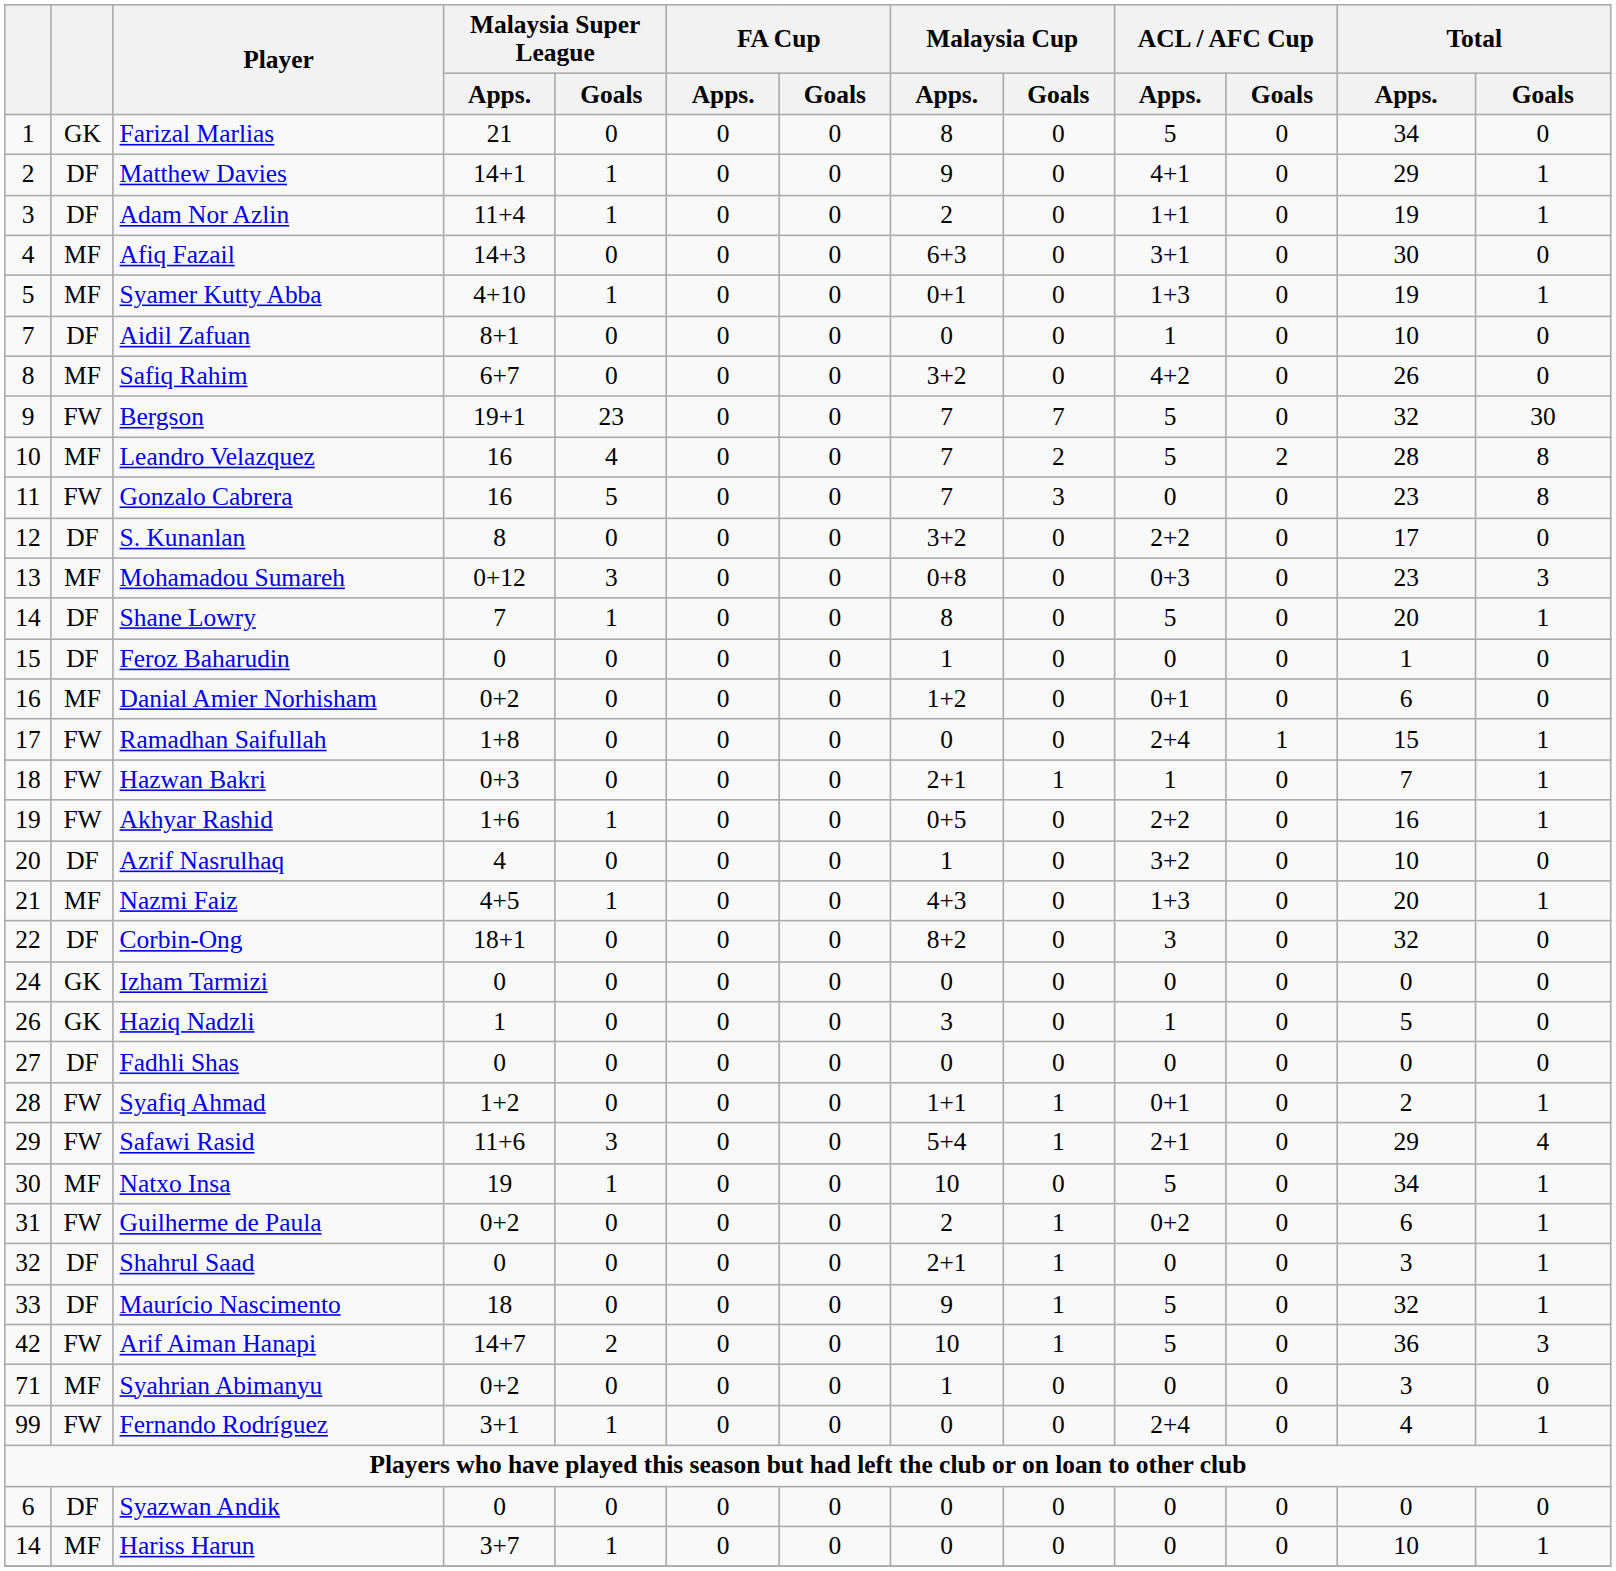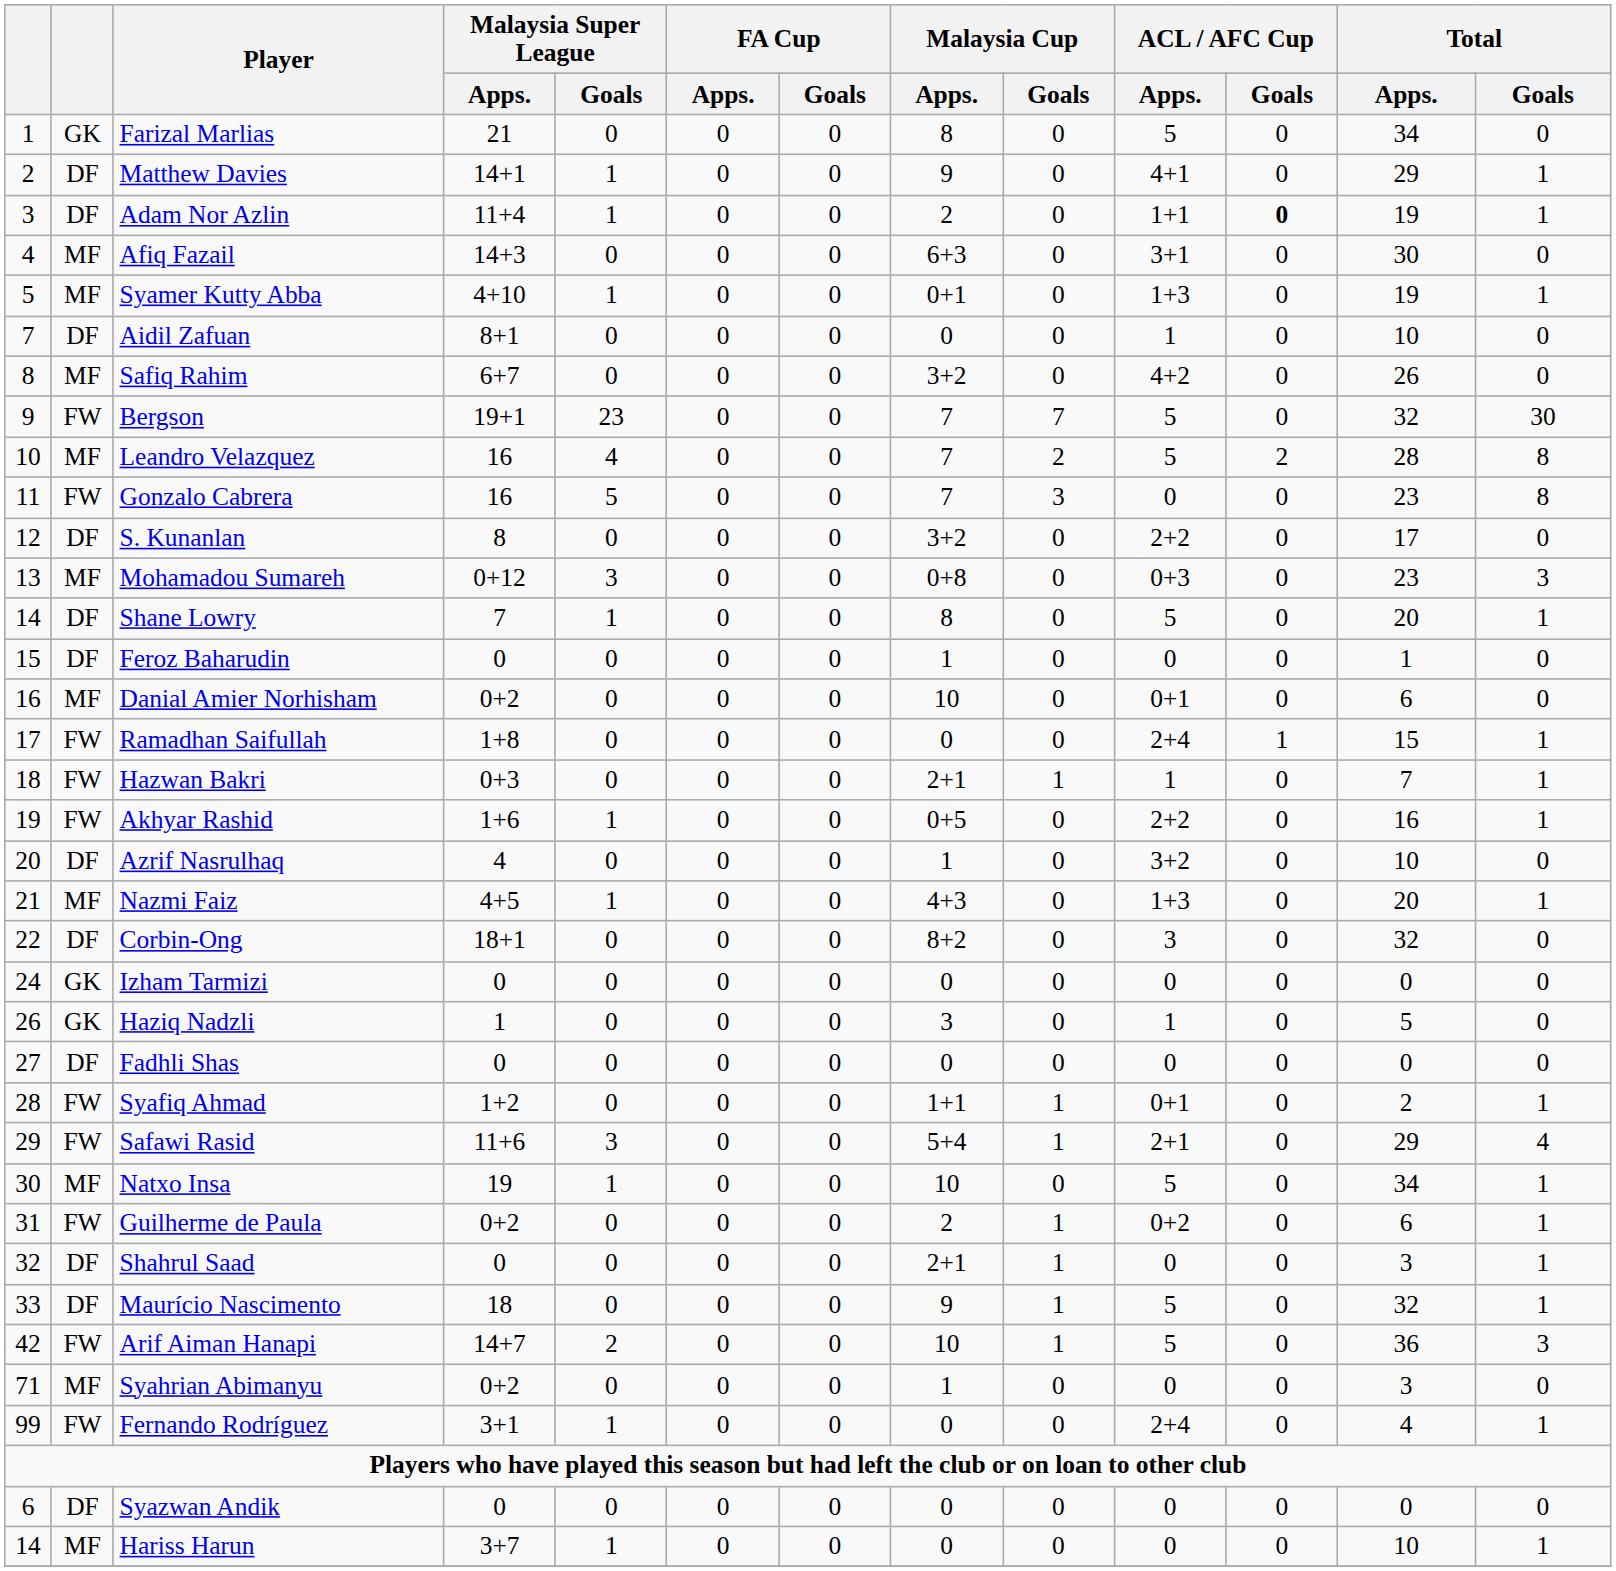(1282, 214) normal -> (1282, 214) bold
(947, 698) 1+2 -> (947, 698) 10
